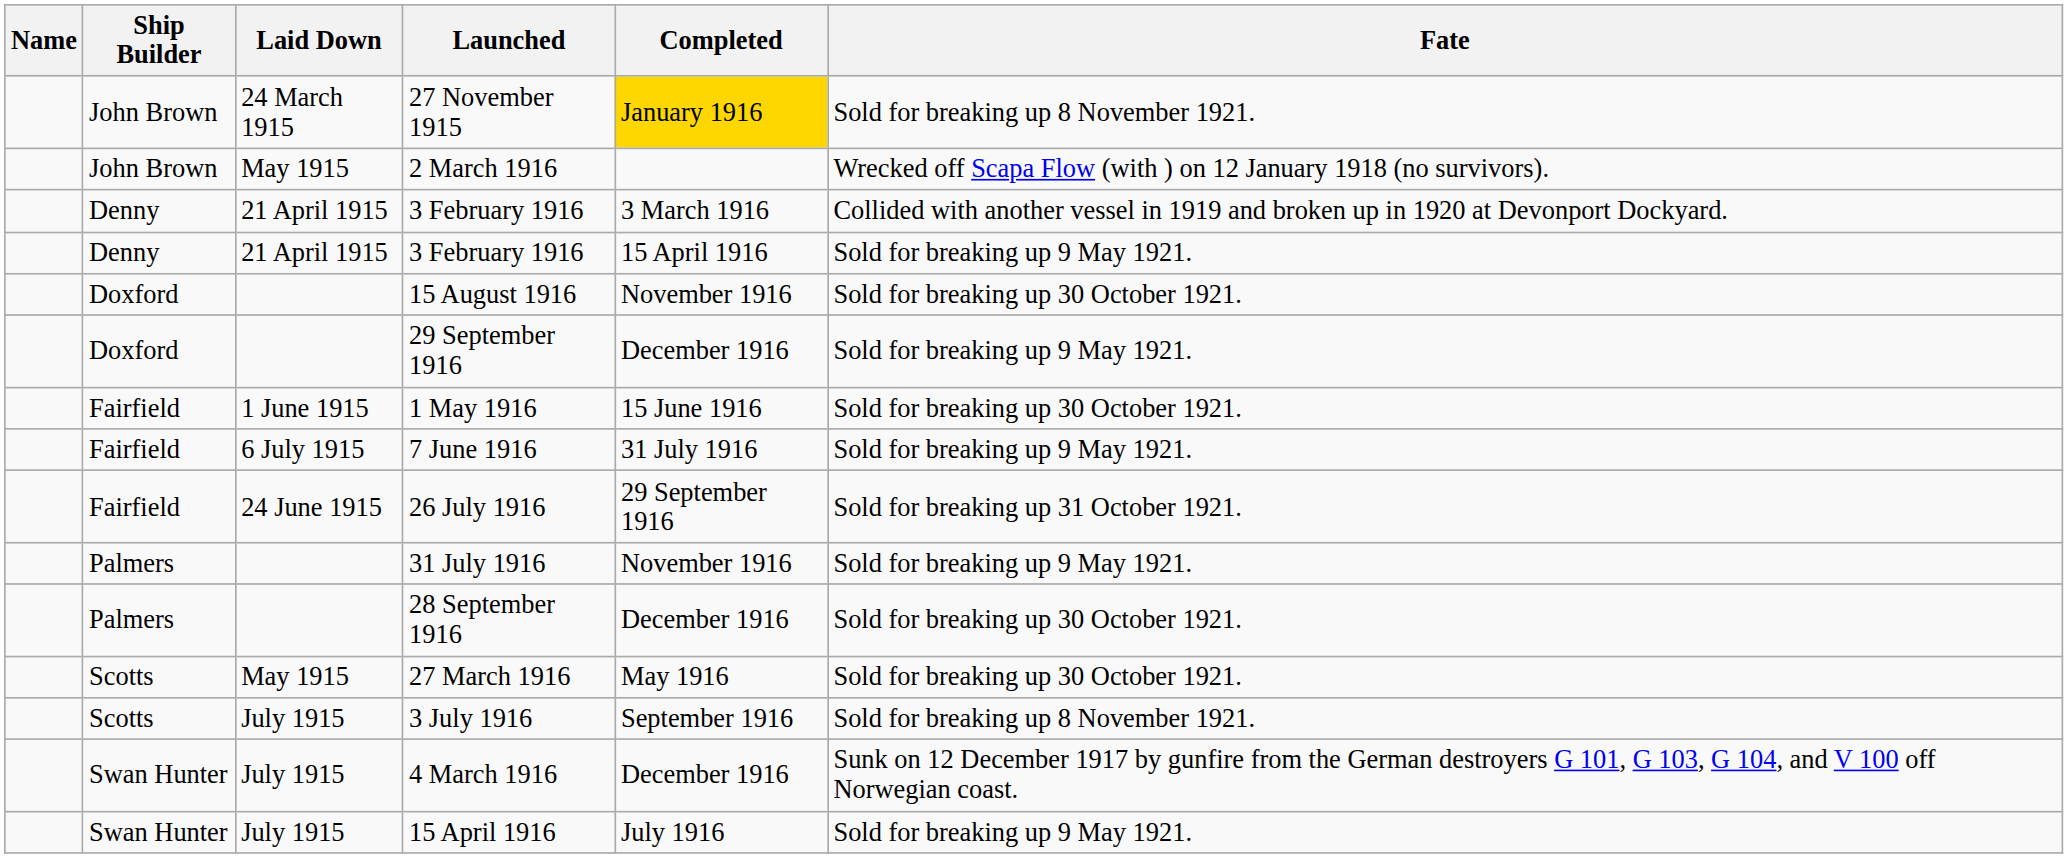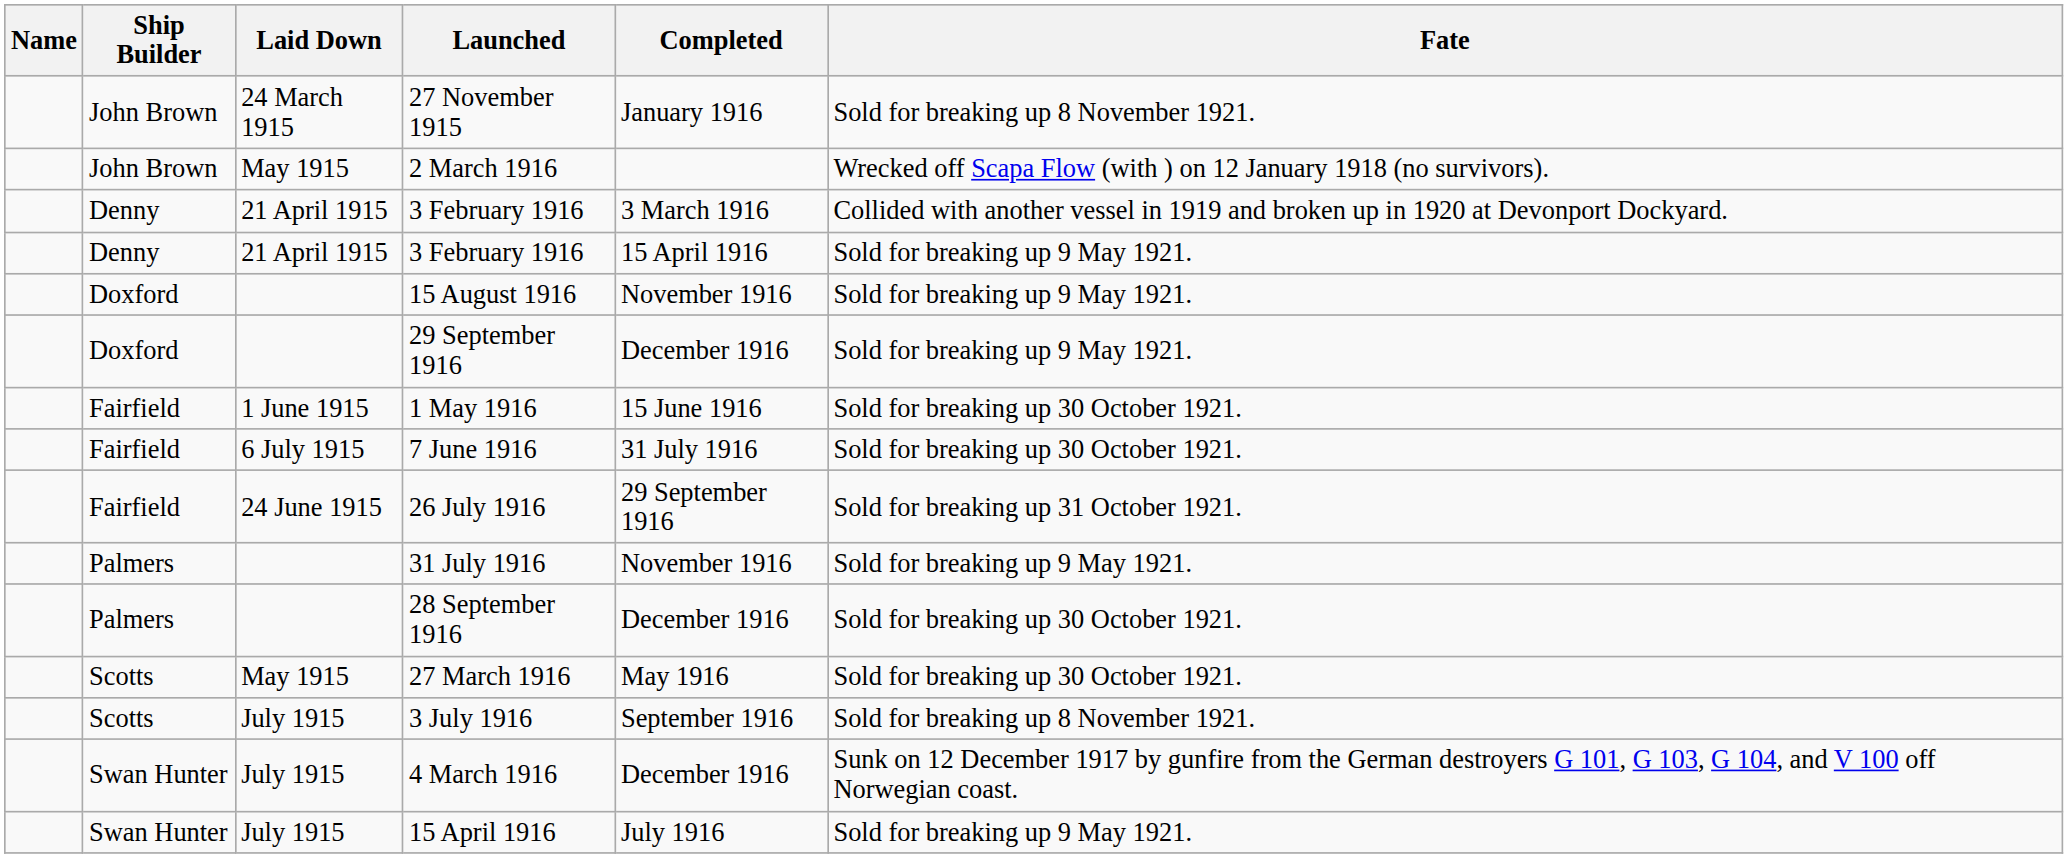(692, 111) gold background -> (692, 111) no background
(1038, 294) Sold for breaking up 30 October 1921. -> (1013, 294) Sold for breaking up 9 May 1921.
(1013, 449) Sold for breaking up 9 May 1921. -> (1038, 449) Sold for breaking up 30 October 1921.
